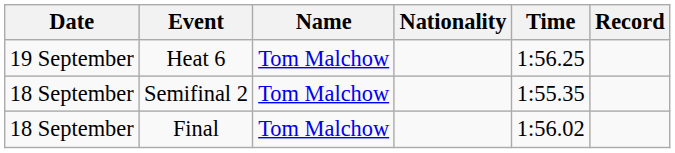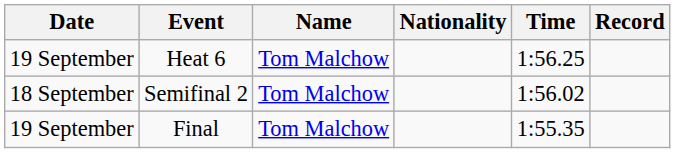(551, 93) 1:55.35 -> (551, 93) 1:56.02
(72, 128) 18 September -> (72, 128) 19 September
(551, 128) 1:56.02 -> (551, 128) 1:55.35
